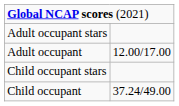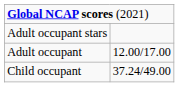- row: (57, 71)
